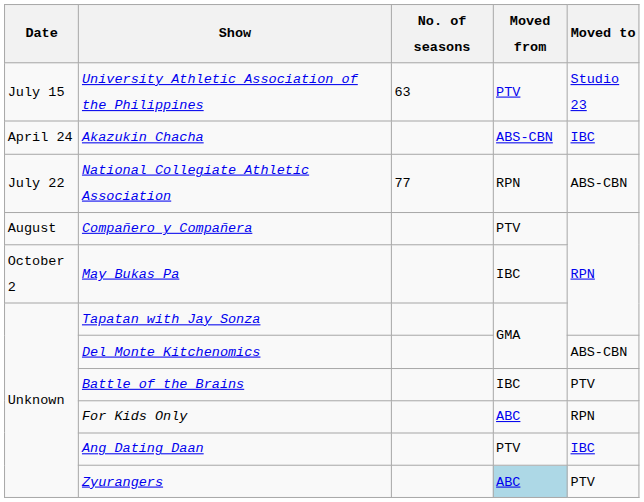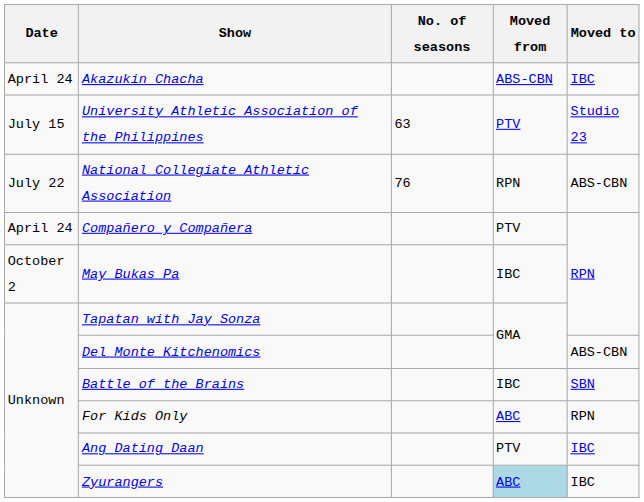rows swapped: (143, 138) <-> (220, 92)
(403, 183) 77 -> (403, 183) 76
(32, 228) August -> (40, 228) April 24
(583, 384) PTV -> (583, 384) SBN
(583, 482) PTV -> (583, 482) IBC
